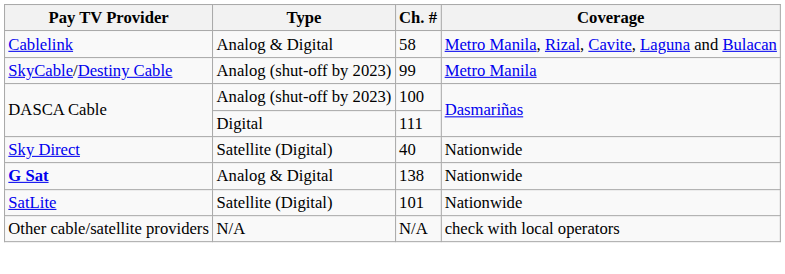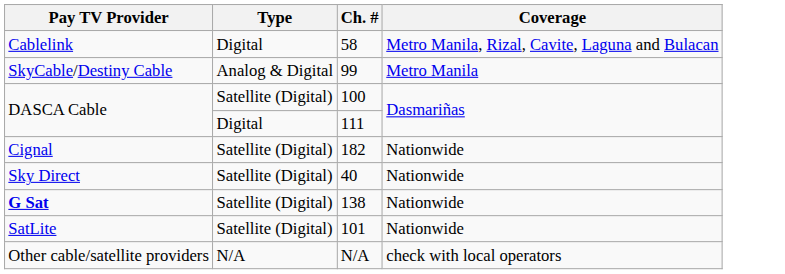(275, 44) Analog & Digital -> (240, 44) Digital
(304, 70) Analog (shut-off by 2023) -> (275, 70) Analog & Digital
(304, 96) Analog (shut-off by 2023) -> (275, 96) Satellite (Digital)
+ row: (353, 149)
(275, 176) Analog & Digital -> (275, 202) Satellite (Digital)
